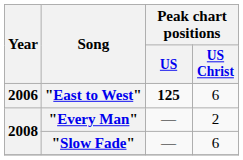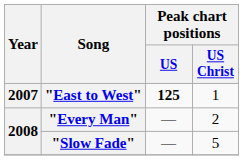(23, 95) 2006 -> (23, 95) 2007
(215, 95) 6 -> (215, 95) 1
(215, 143) 6 -> (215, 143) 5
